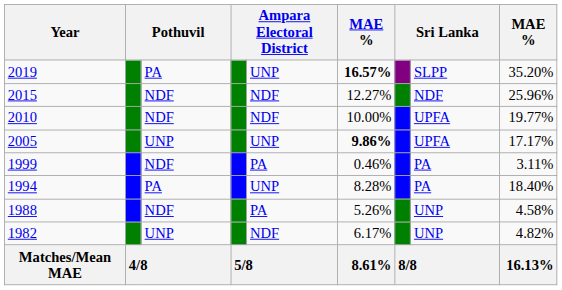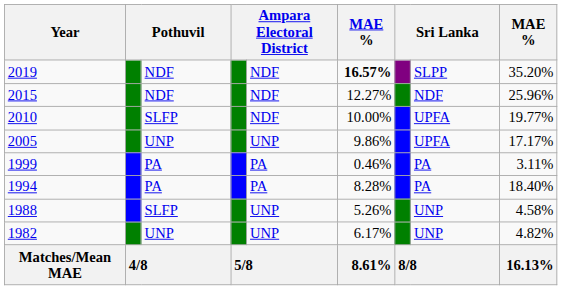(153, 71) PA -> (159, 71) NDF
(265, 71) UNP -> (265, 71) NDF
(159, 118) NDF -> (161, 118) SLFP
(371, 141) bold -> (373, 141) normal
(159, 164) NDF -> (153, 164) PA
(265, 187) UNP -> (259, 187) PA
(159, 210) NDF -> (161, 210) SLFP
(259, 210) PA -> (265, 210) UNP
(265, 233) NDF -> (265, 233) UNP
